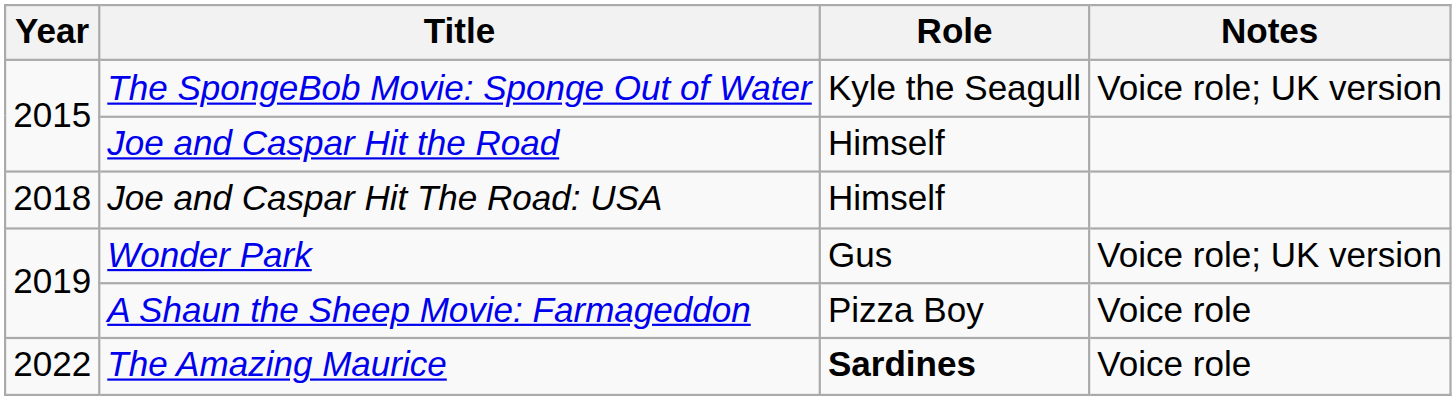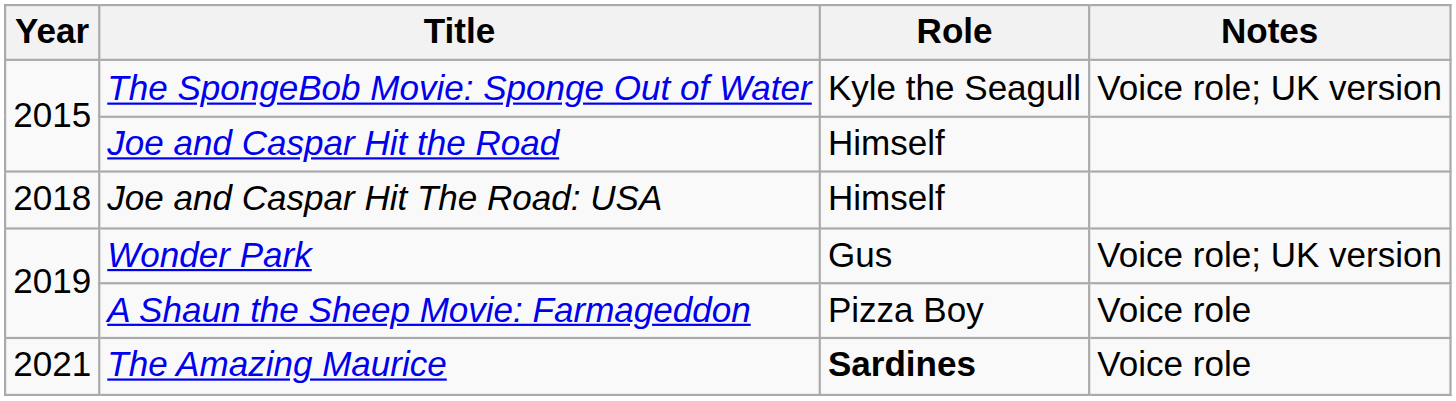(52, 365) 2022 -> (52, 365) 2021
